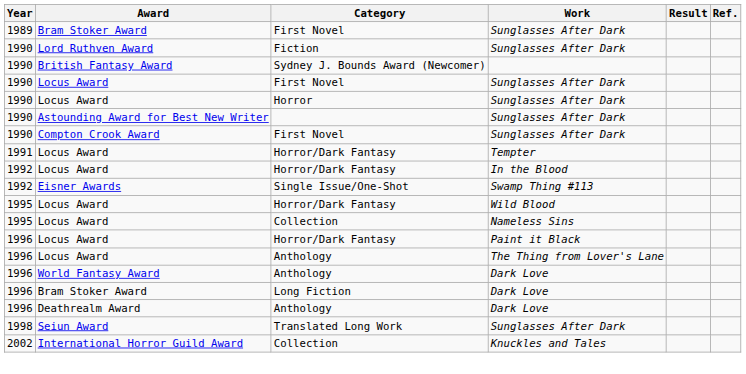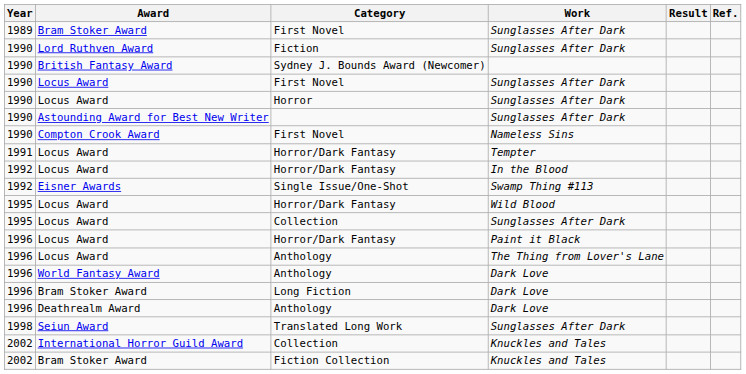(558, 135) Sunglasses After Dark -> (532, 135) Nameless Sins
(532, 222) Nameless Sins -> (558, 222) Sunglasses After Dark
+ row: (92, 361)
